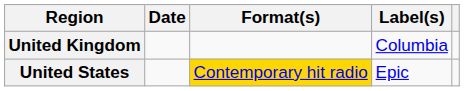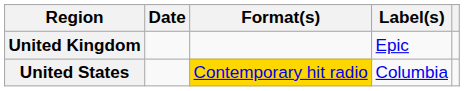(412, 45) Columbia -> (392, 45) Epic
(392, 72) Epic -> (412, 72) Columbia
